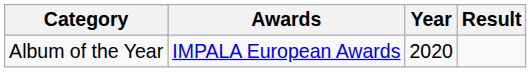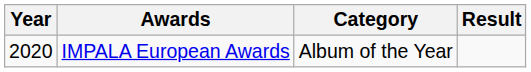columns swapped: (431, 19) <-> (86, 19)
